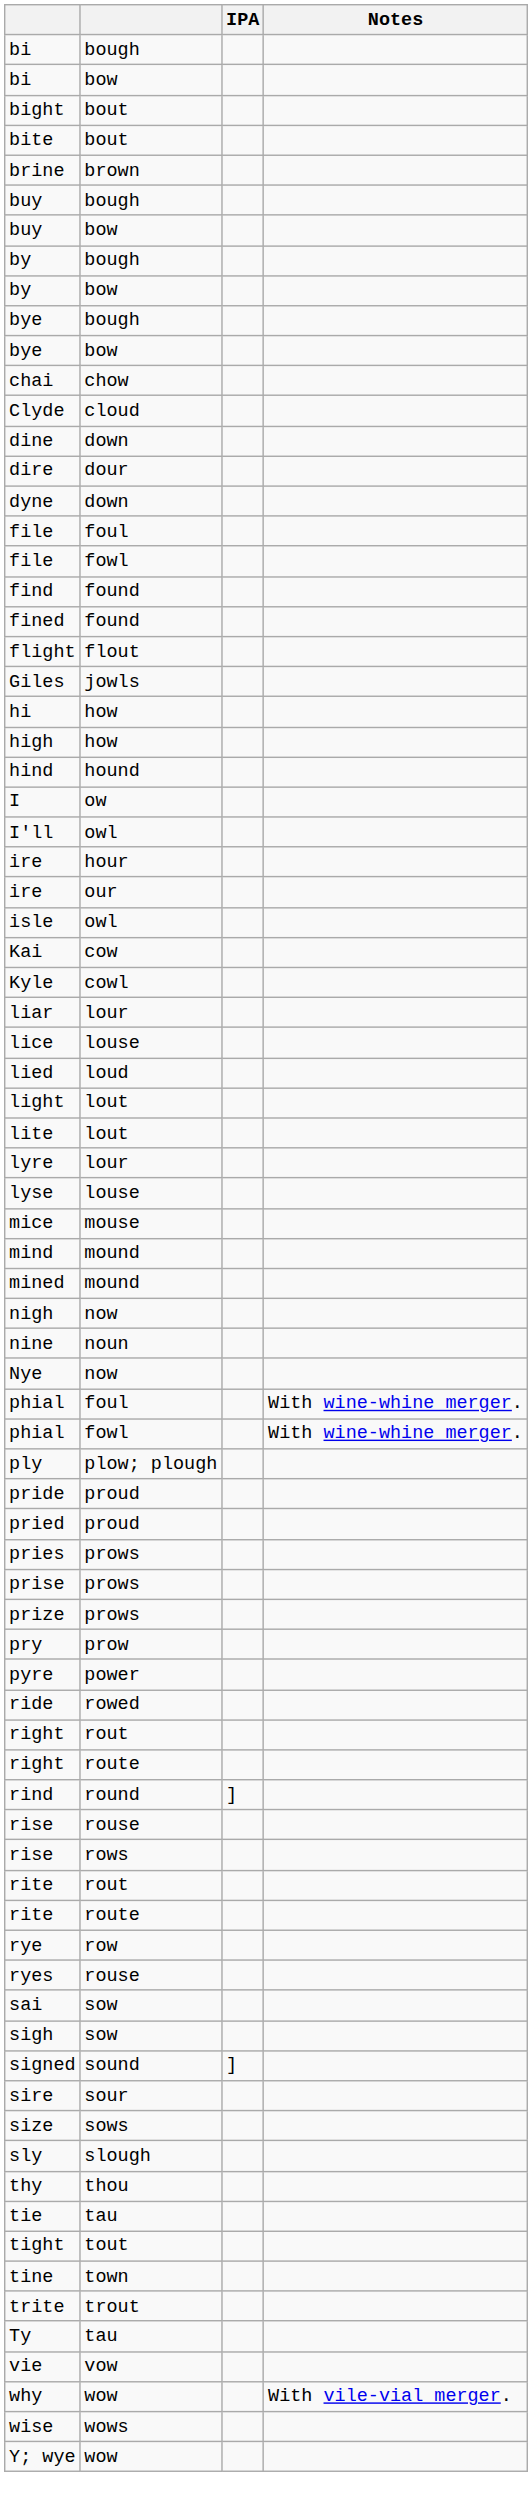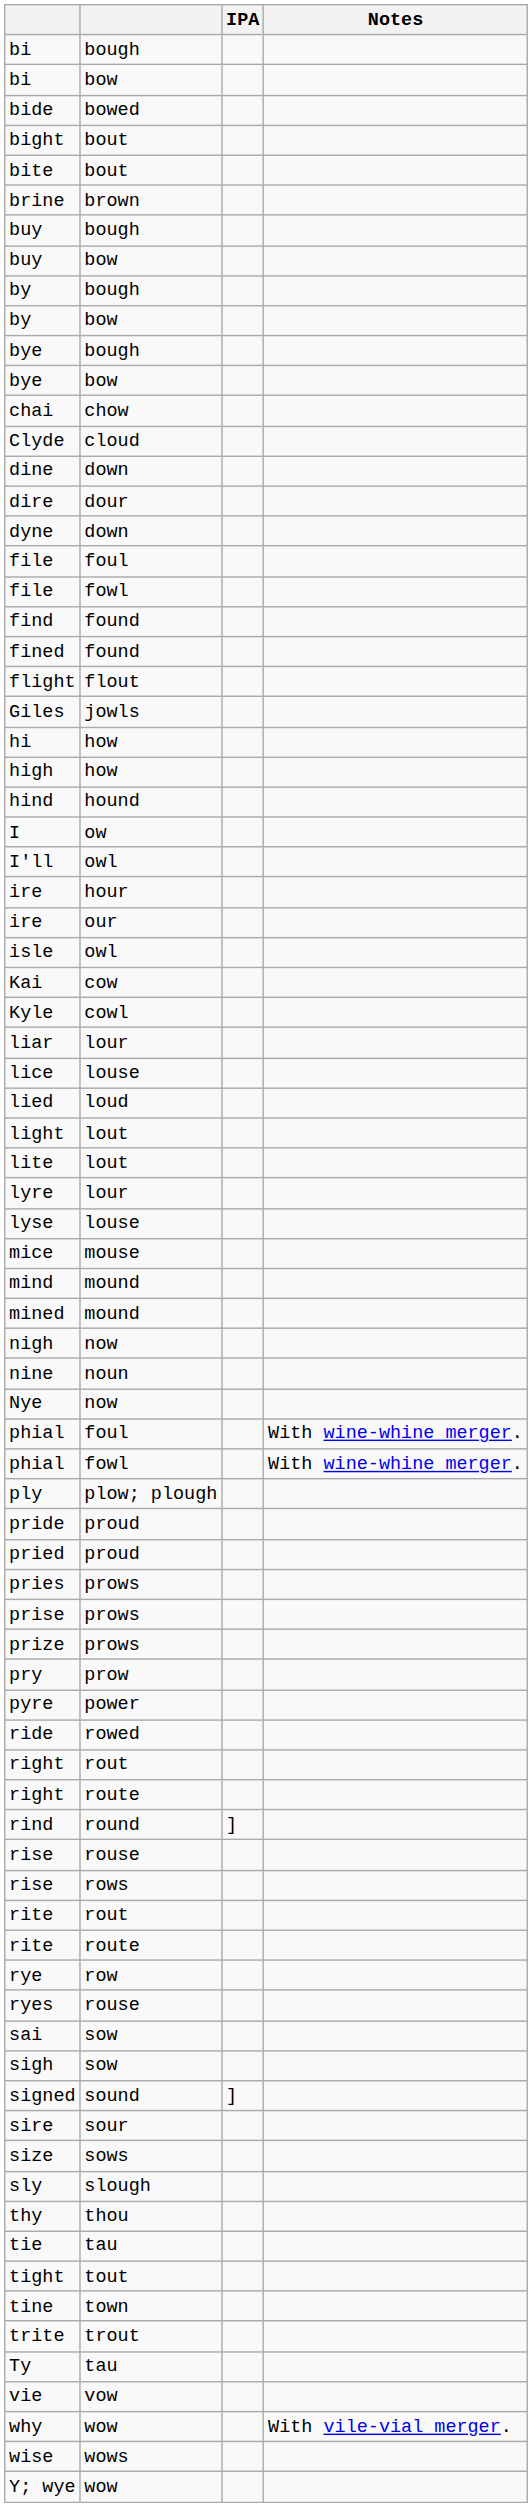+ row: (31, 110)
